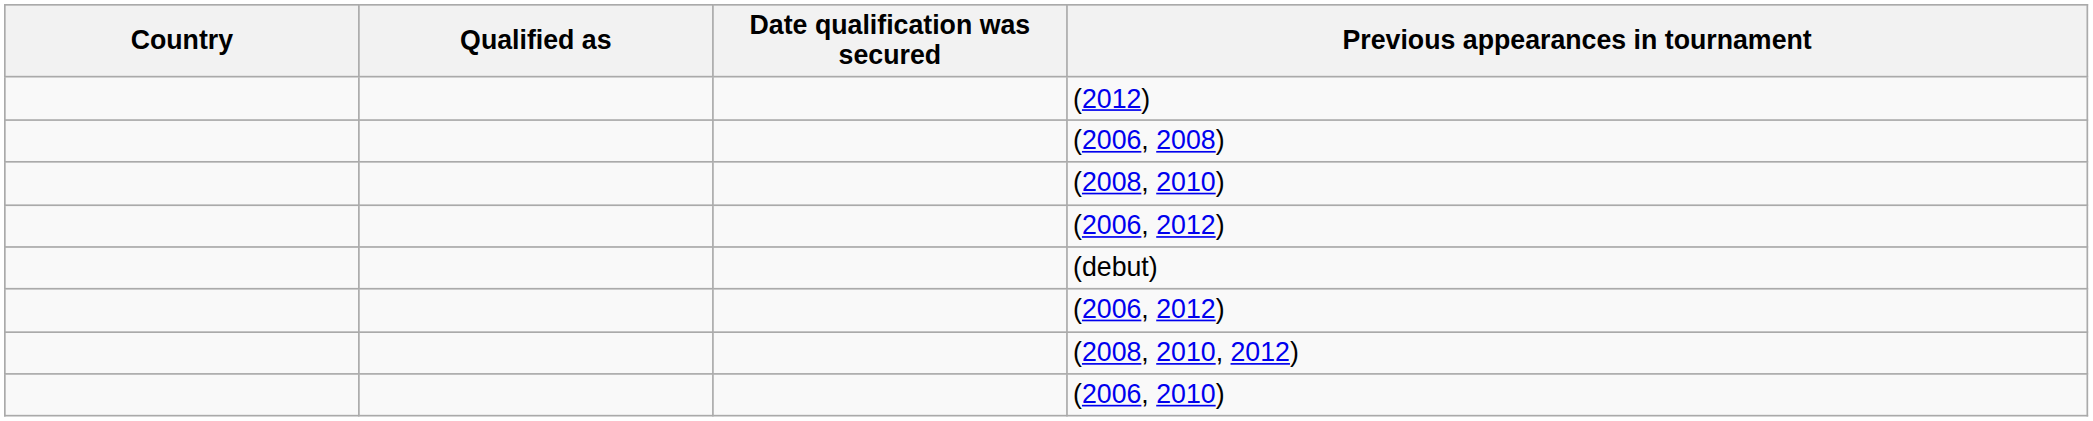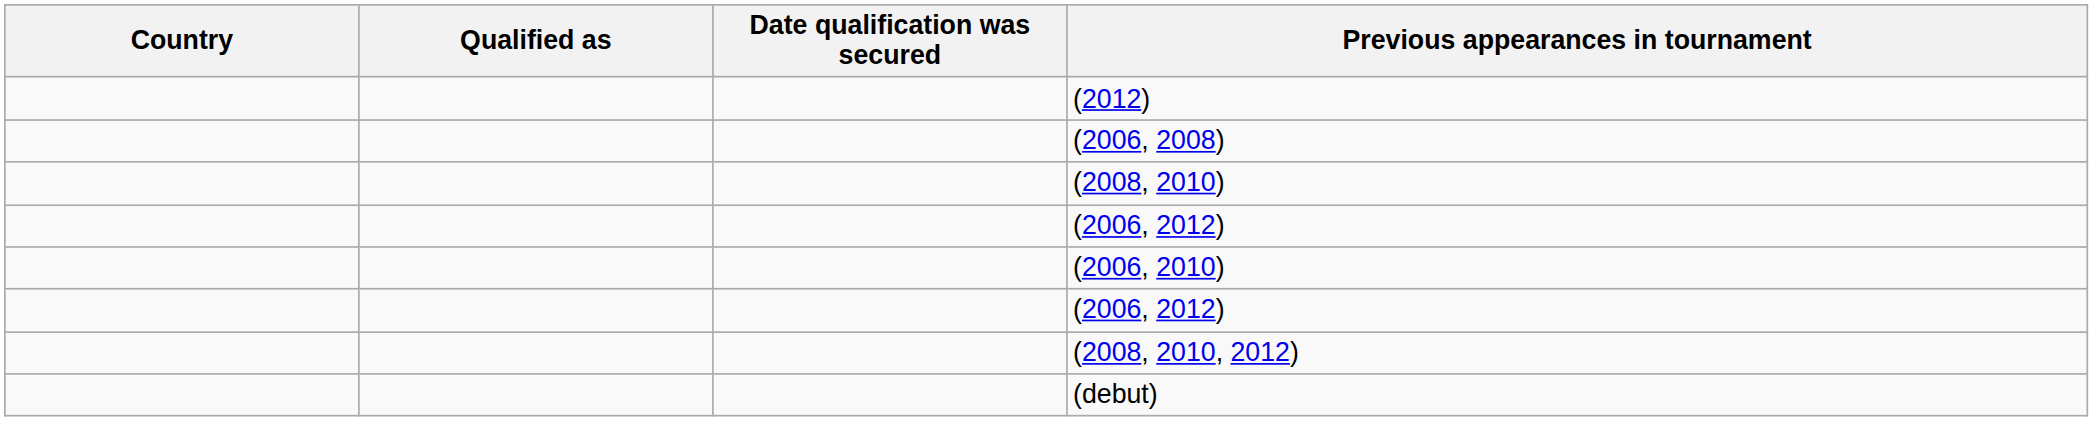rows swapped: (182, 395) <-> (182, 268)
